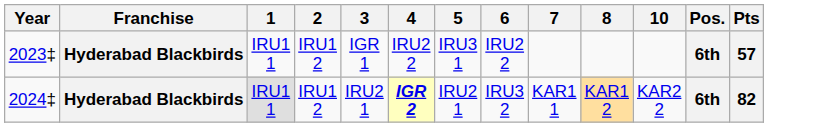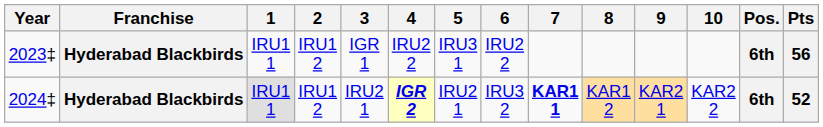+ column: (661, 18)
(747, 54) 57 -> (801, 54) 56
(554, 99) normal -> (555, 99) bold
(747, 99) 82 -> (801, 99) 52
